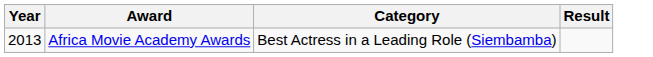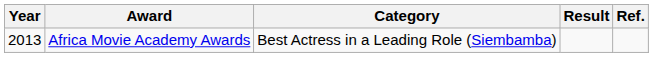+ column: (631, 16)
